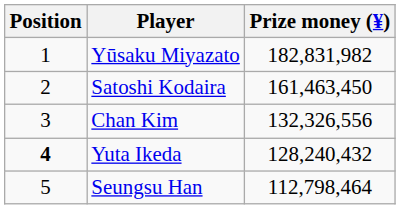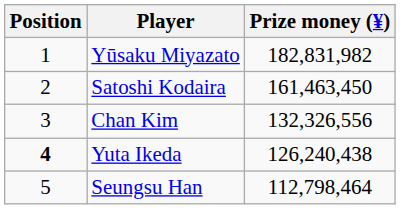(320, 154) 128,240,432 -> (320, 154) 126,240,438
